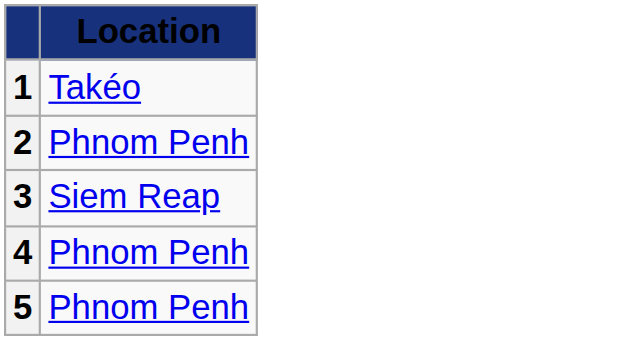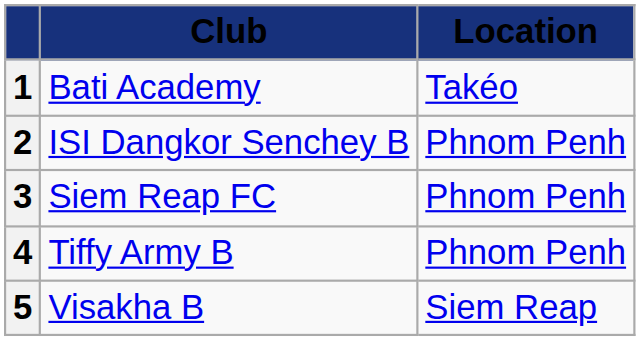+ column: (229, 32)
(134, 197) Siem Reap -> (526, 197) Phnom Penh
(149, 307) Phnom Penh -> (511, 307) Siem Reap
